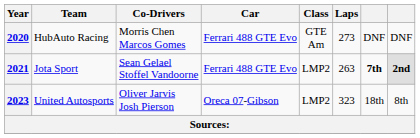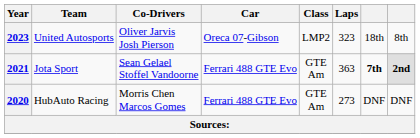rows swapped: (18, 38) <-> (18, 100)
(316, 69) LMP2 -> (316, 69) GTE Am
(347, 69) 263 -> (347, 69) 363
